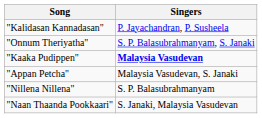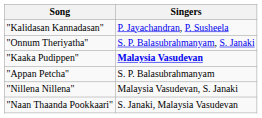(178, 74) Malaysia Vasudevan, S. Janaki -> (166, 74) S. P. Balasubrahmanyam
(166, 89) S. P. Balasubrahmanyam -> (178, 89) Malaysia Vasudevan, S. Janaki
